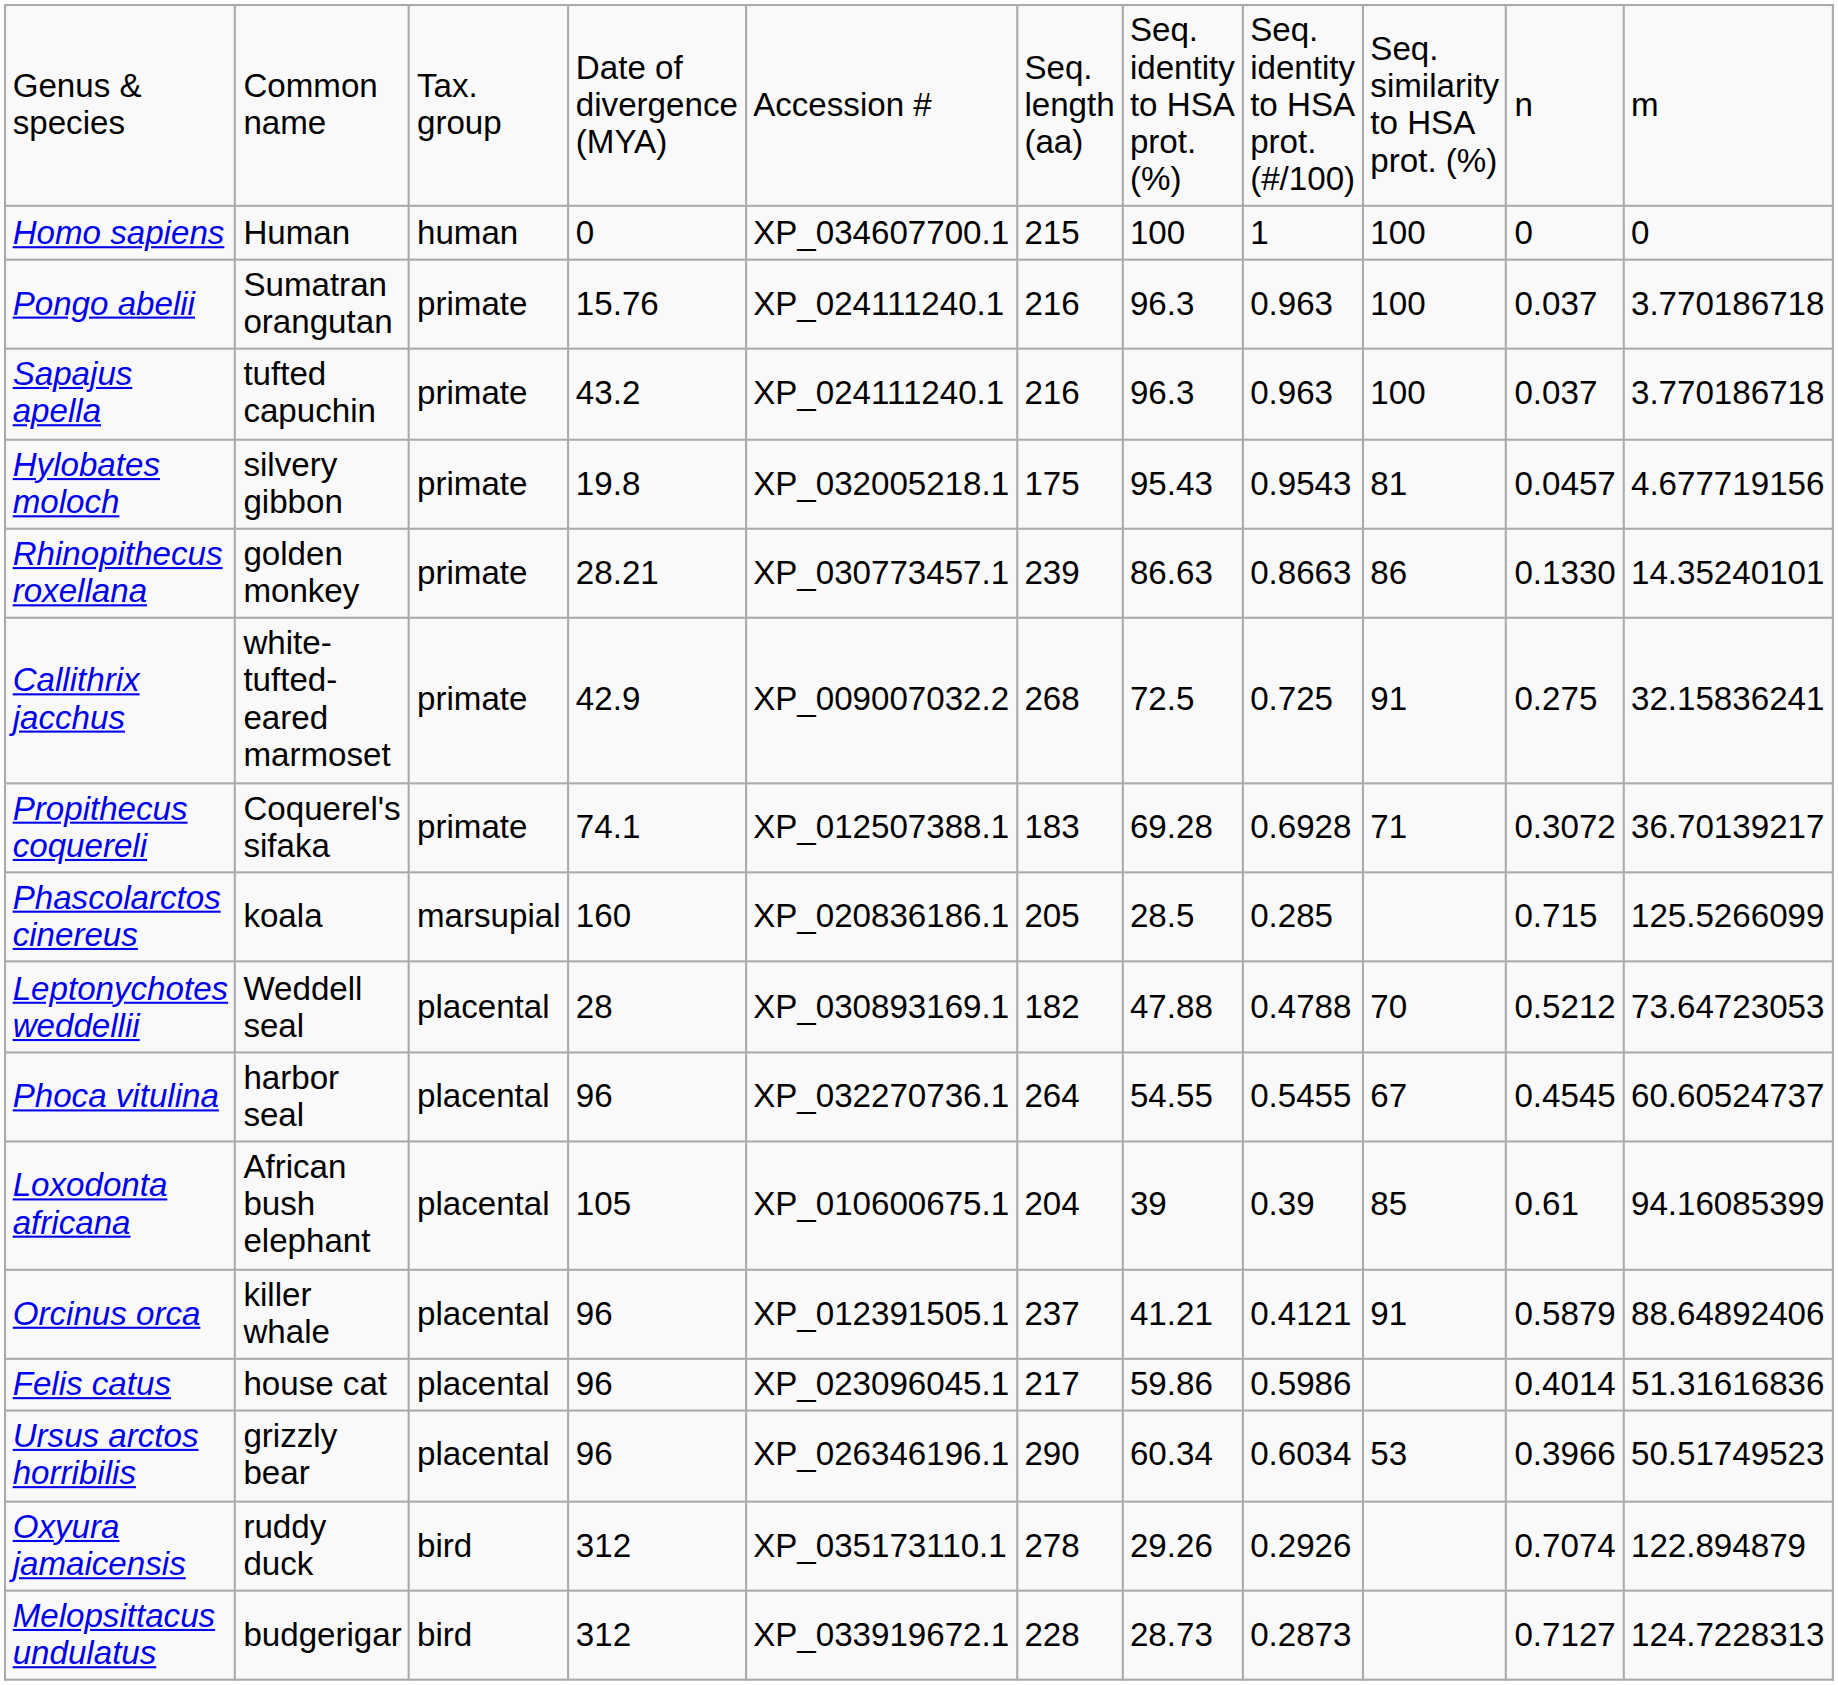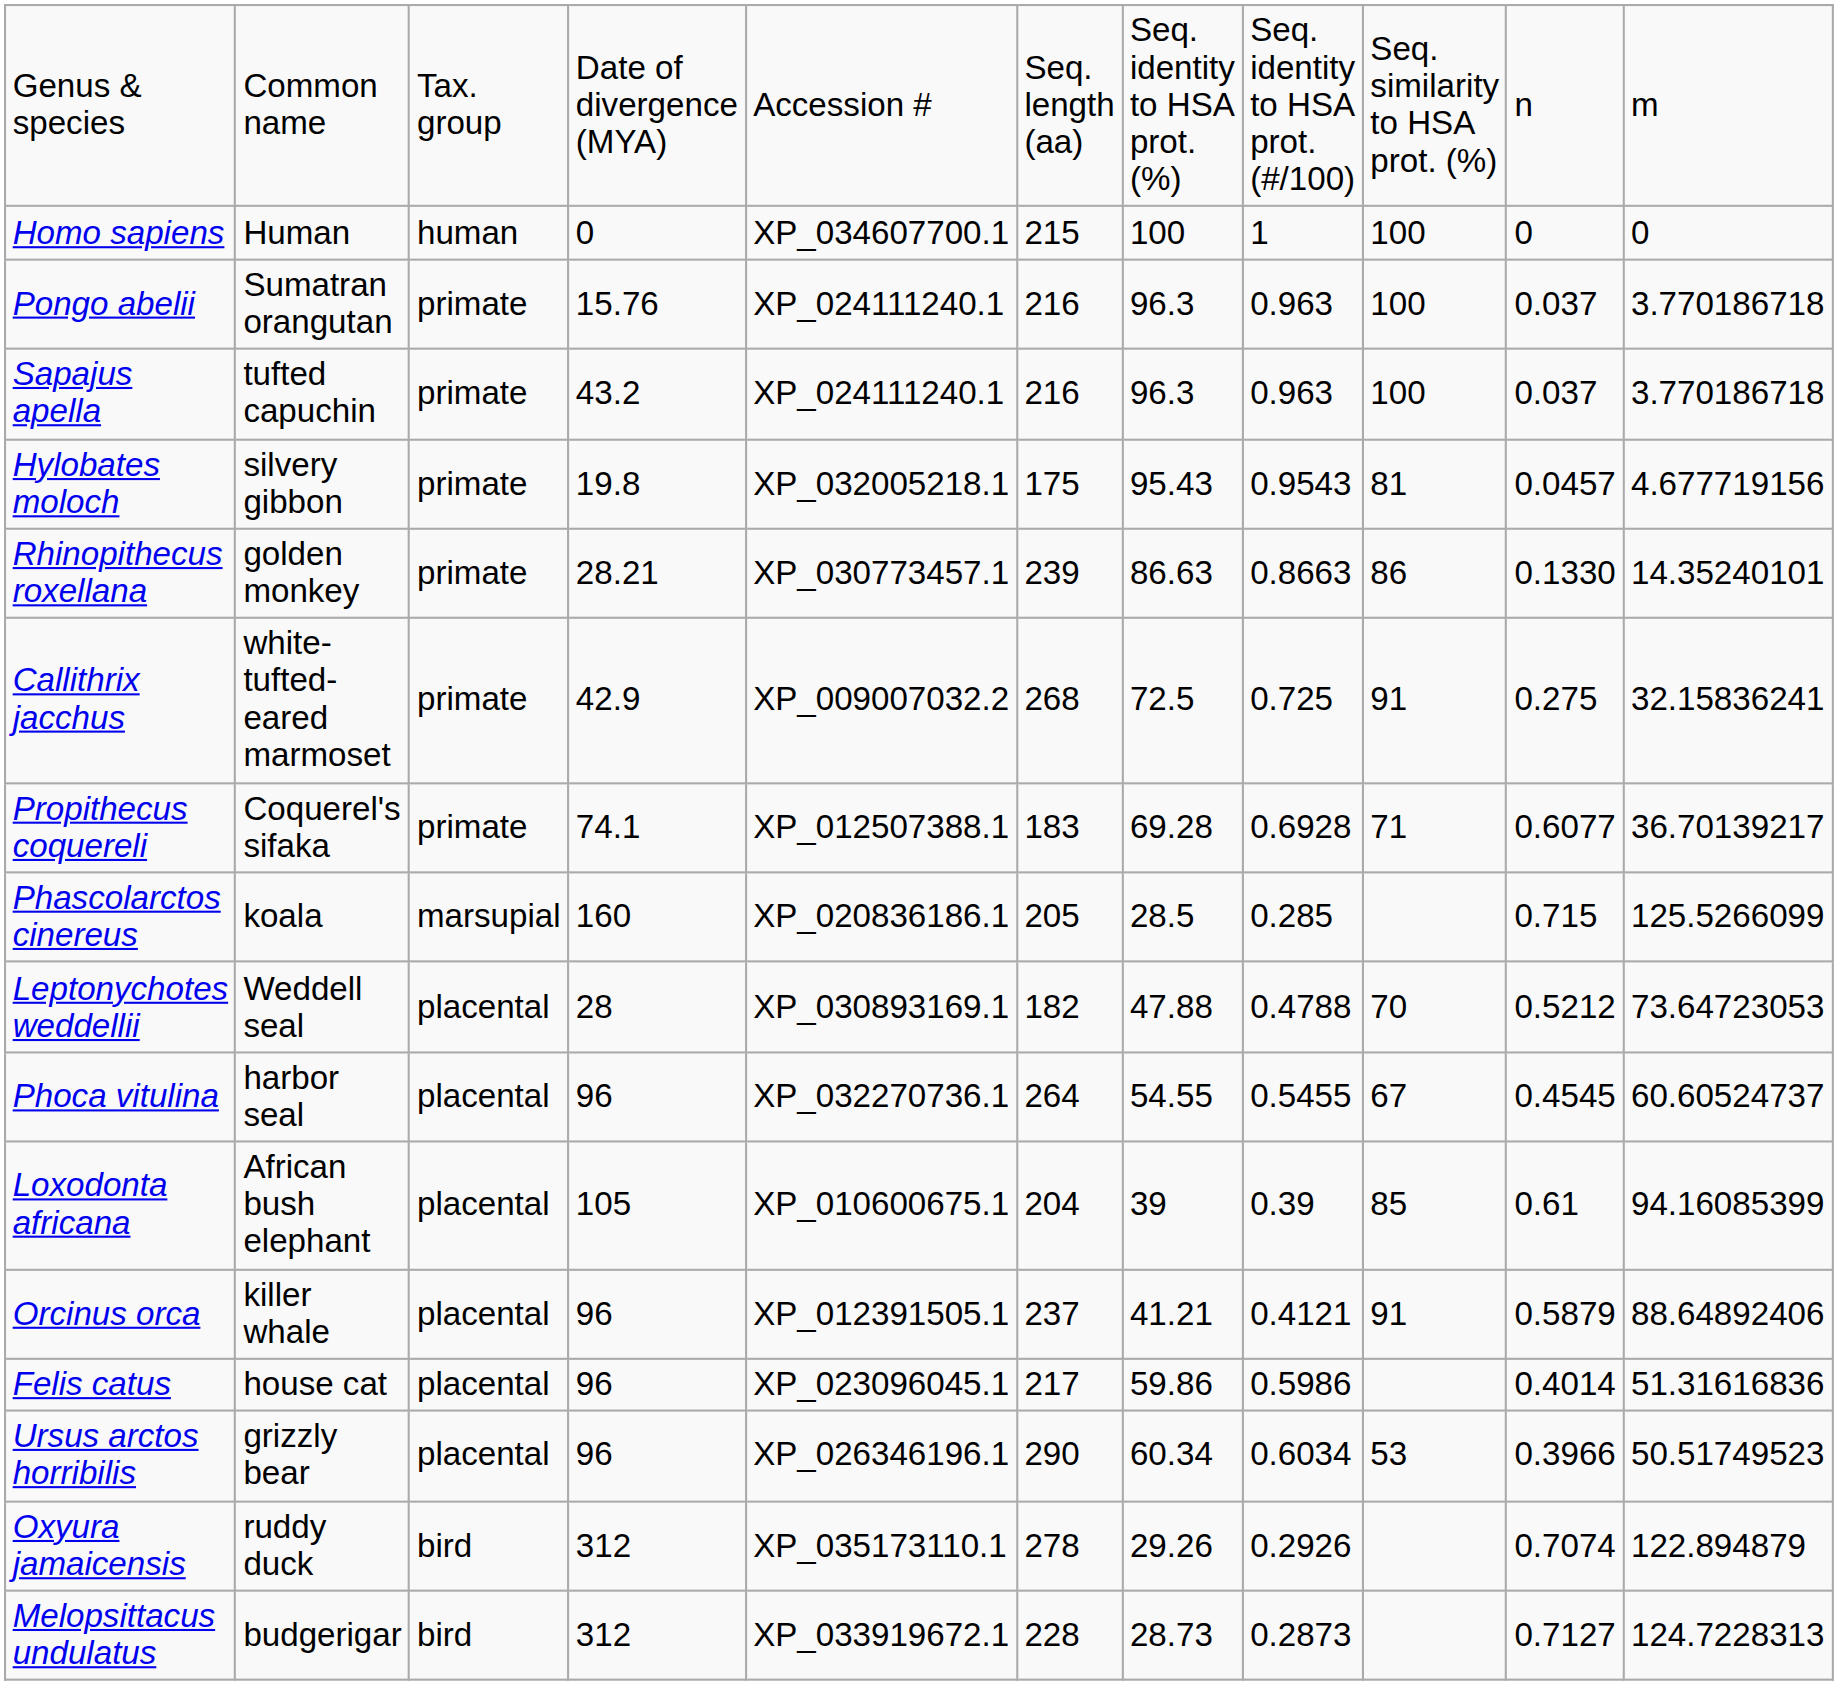(1565, 826) 0.3072 -> (1565, 826) 0.6077
